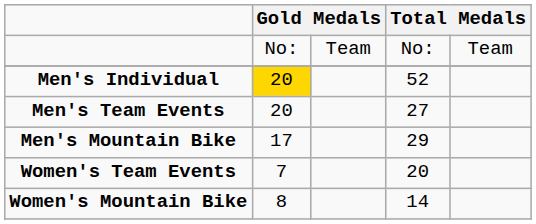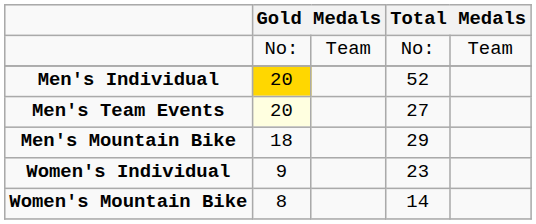(281, 112) no background -> (281, 112) lightyellow background
(281, 142) 17 -> (281, 142) 18
+ row: (128, 173)
- row: (128, 173)
